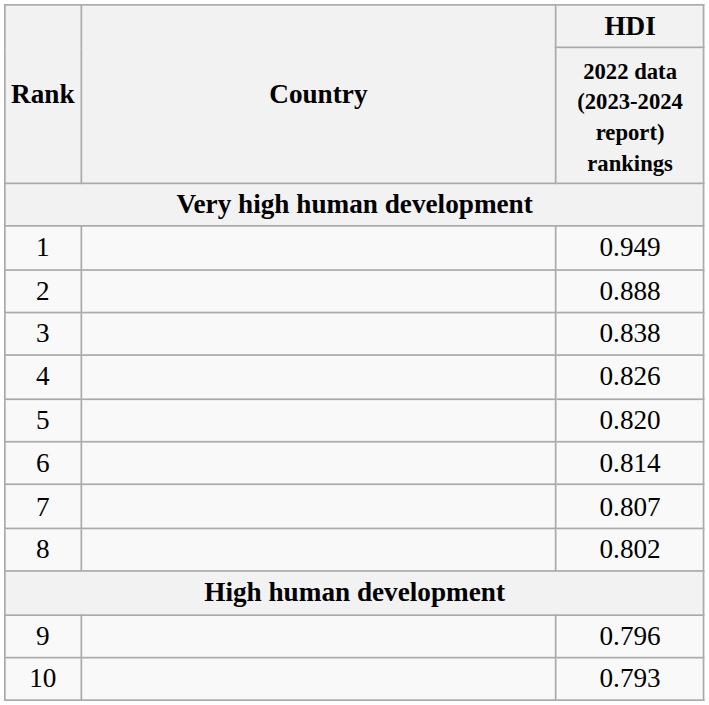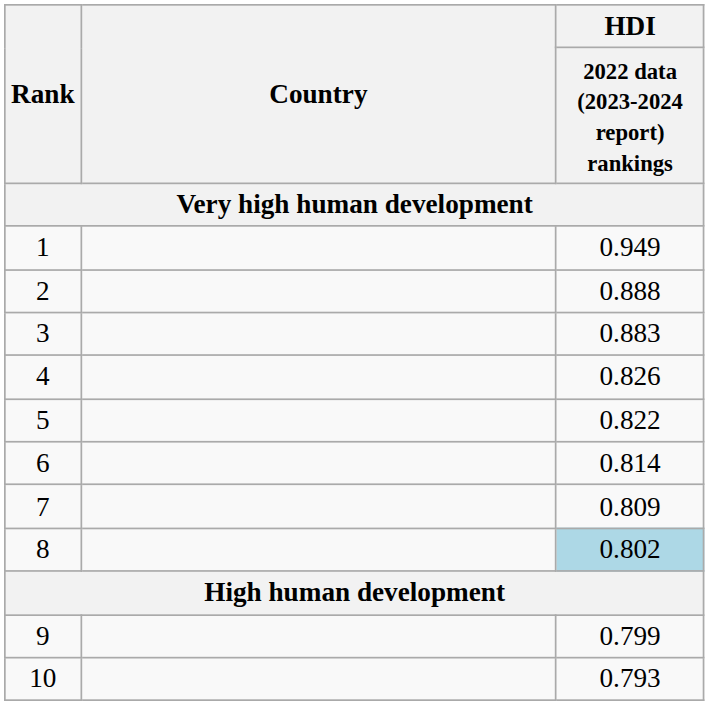(630, 333) 0.838 -> (630, 333) 0.883
(630, 419) 0.820 -> (630, 419) 0.822
(630, 506) 0.807 -> (630, 506) 0.809
(630, 549) no background -> (630, 549) lightblue background
(630, 635) 0.796 -> (630, 635) 0.799
